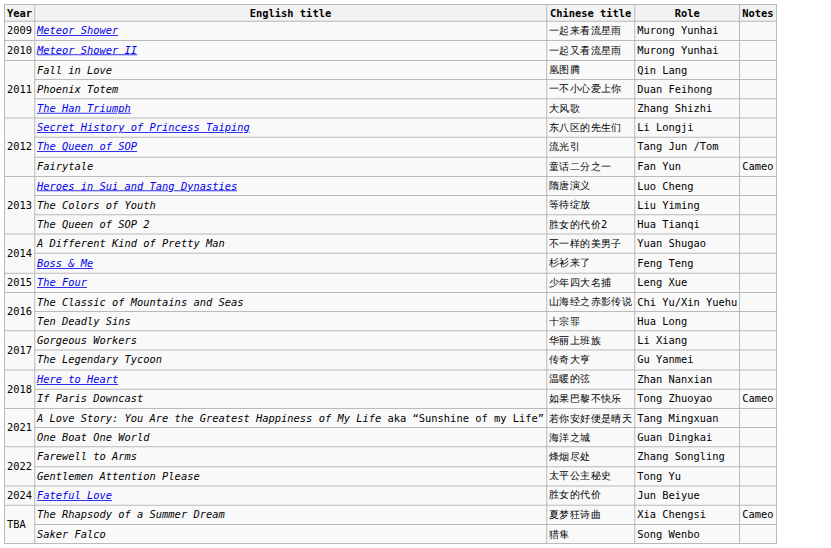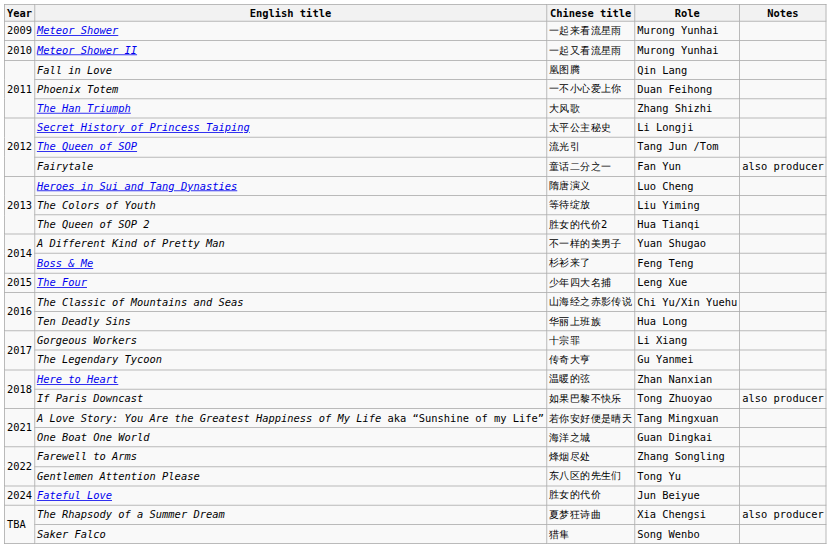(585, 127) 东八区的先生们 -> (580, 127) 太平公主秘史
(758, 166) Cameo -> (783, 166) also producer
(565, 321) 十宗罪 -> (575, 321) 华丽上班族
(575, 340) 华丽上班族 -> (565, 340) 十宗罪
(758, 399) Cameo -> (783, 399) also producer
(580, 476) 太平公主秘史 -> (585, 476) 东八区的先生们
(758, 515) Cameo -> (783, 515) also producer
